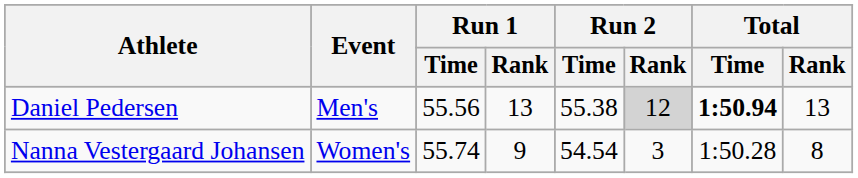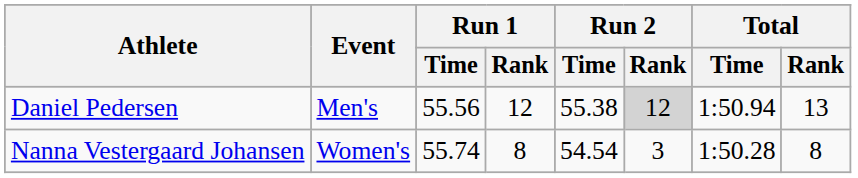(520, 108) 13 -> (520, 108) 12
(738, 108) bold -> (737, 108) normal
(520, 150) 9 -> (520, 150) 8
